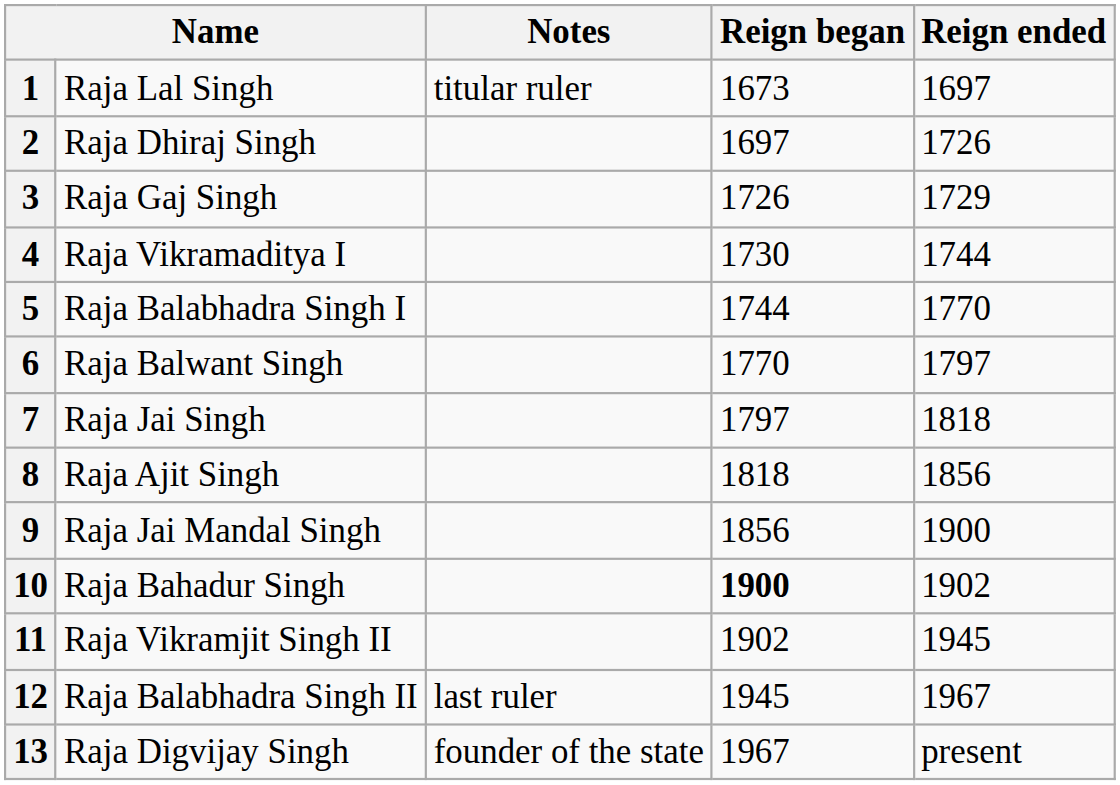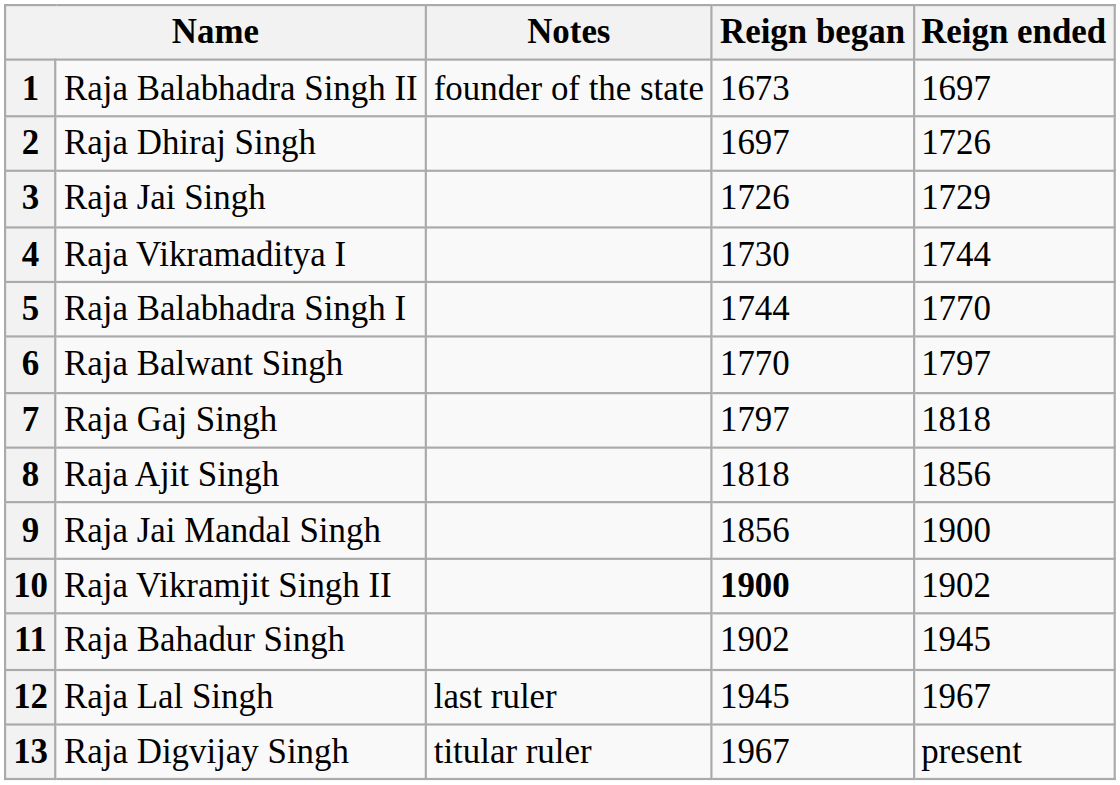(169, 87) Raja Lal Singh -> (241, 87) Raja Balabhadra Singh II
(513, 87) titular ruler -> (569, 87) founder of the state
(171, 198) Raja Gaj Singh -> (165, 198) Raja Jai Singh
(165, 419) Raja Jai Singh -> (171, 419) Raja Gaj Singh
(205, 585) Raja Bahadur Singh -> (228, 585) Raja Vikramjit Singh II
(228, 640) Raja Vikramjit Singh II -> (205, 640) Raja Bahadur Singh
(241, 695) Raja Balabhadra Singh II -> (169, 695) Raja Lal Singh
(569, 751) founder of the state -> (513, 751) titular ruler
